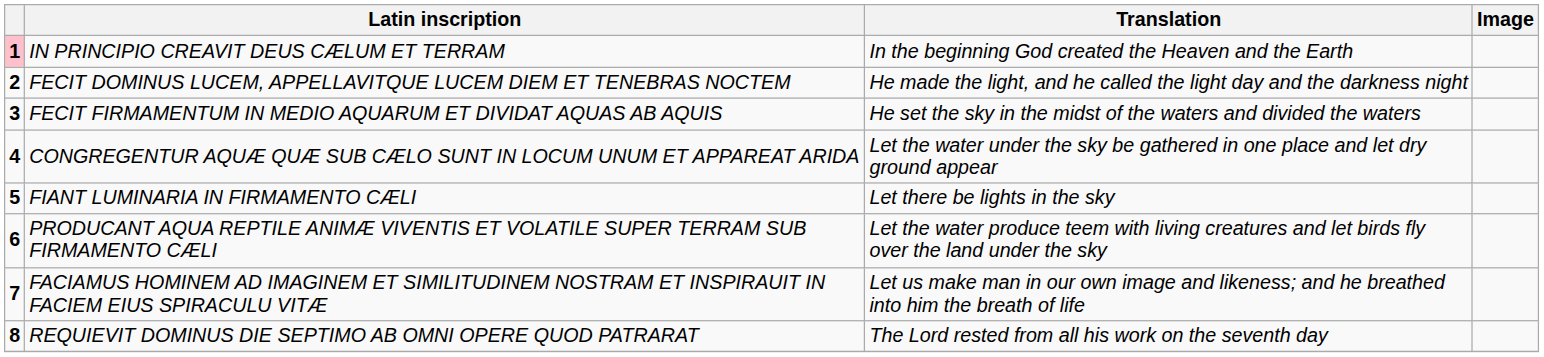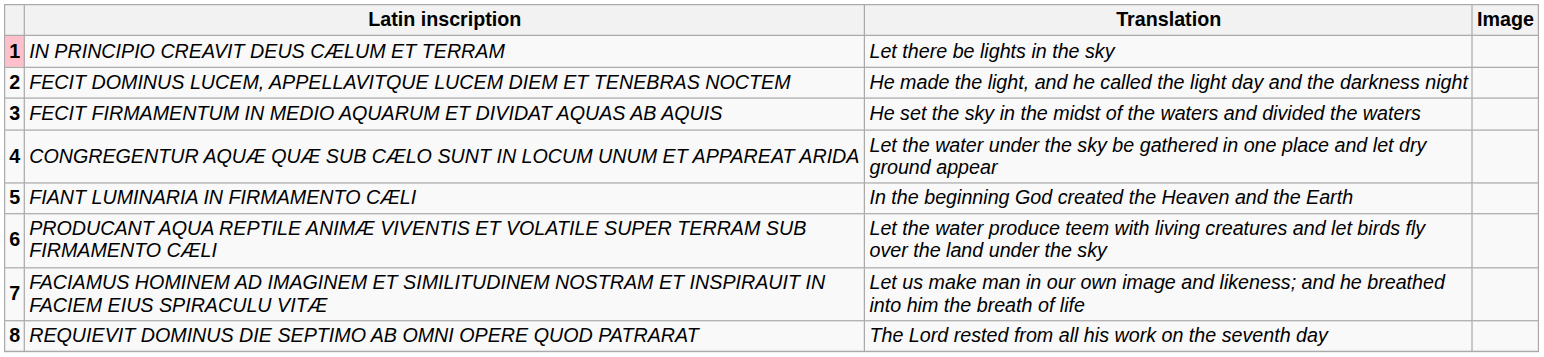(1111, 51) In the beginning God created the Heaven and the Earth -> (992, 51) Let there be lights in the sky
(992, 198) Let there be lights in the sky -> (1111, 198) In the beginning God created the Heaven and the Earth
